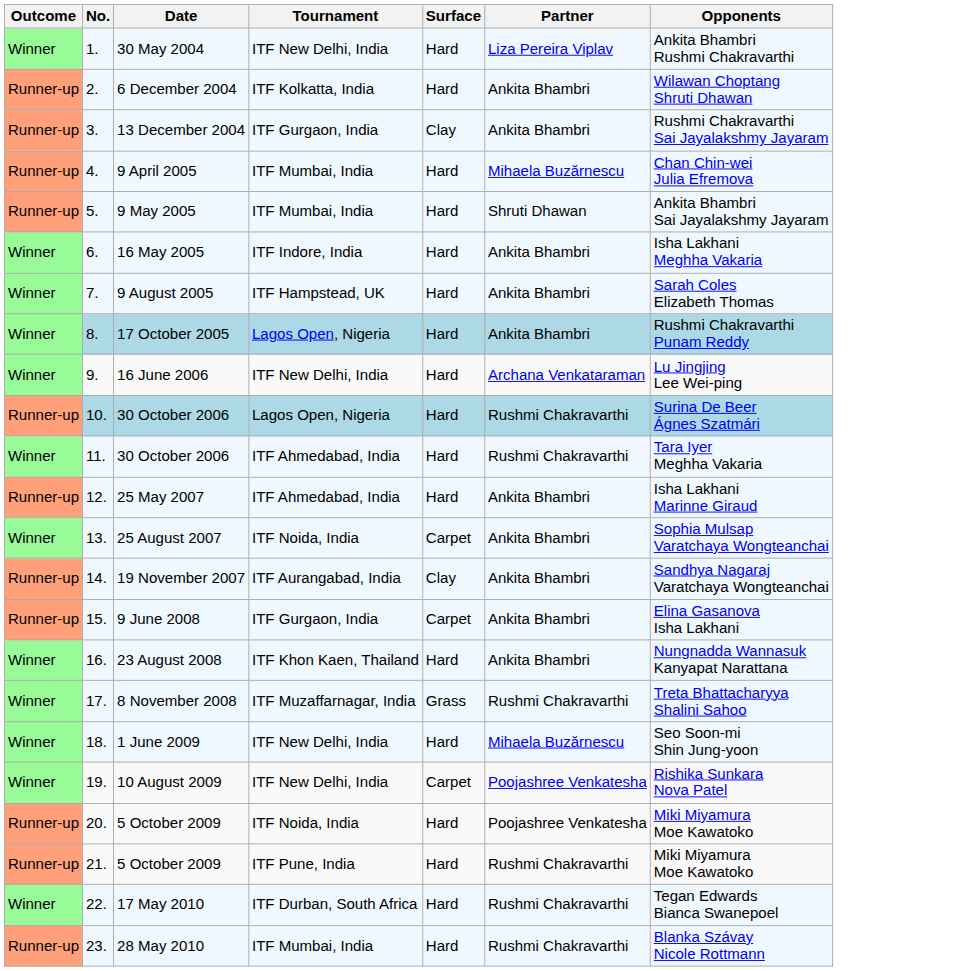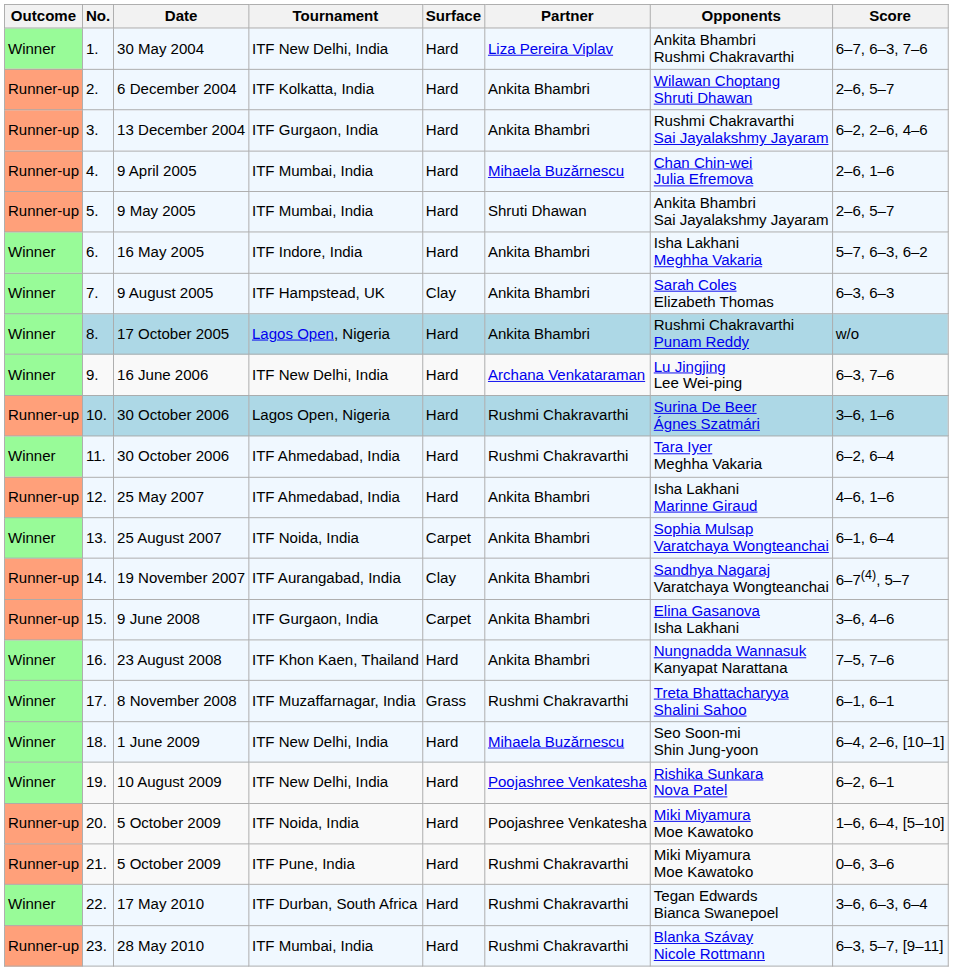+ column: (890, 16)
(441, 130) Clay -> (442, 130) Hard
(442, 293) Hard -> (441, 293) Clay
(448, 782) Carpet -> (442, 782) Hard
